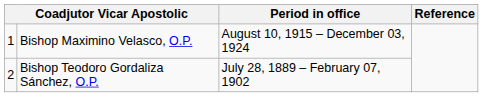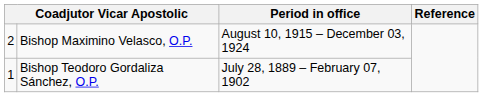(11, 41) 1 -> (11, 41) 2
(11, 75) 2 -> (11, 75) 1
